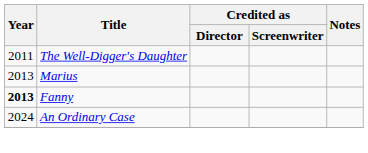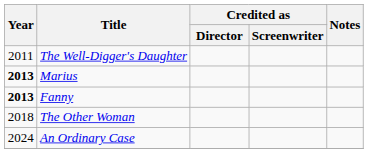(21, 76) normal -> (21, 76) bold
+ row: (87, 117)
